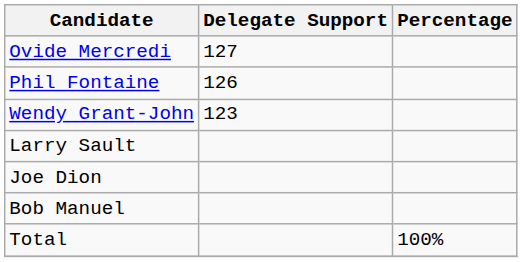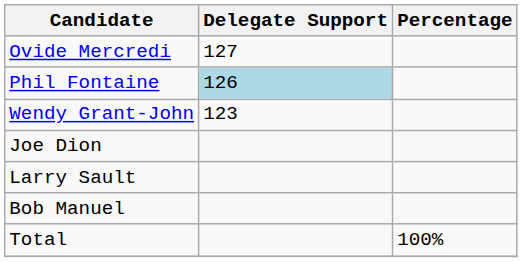(221, 83) no background -> (221, 83) lightblue background
rows swapped: (56, 177) <-> (73, 146)
